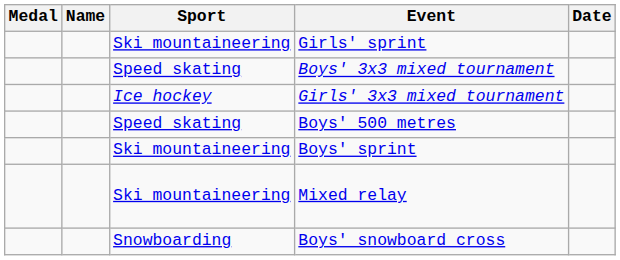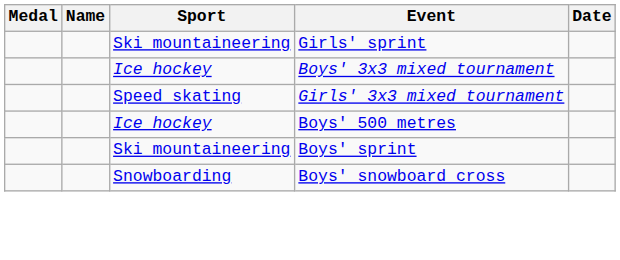(177, 71) Speed skating -> (162, 71) Ice hockey
(162, 98) Ice hockey -> (177, 98) Speed skating
(177, 124) Speed skating -> (162, 124) Ice hockey
- row: (353, 196)
